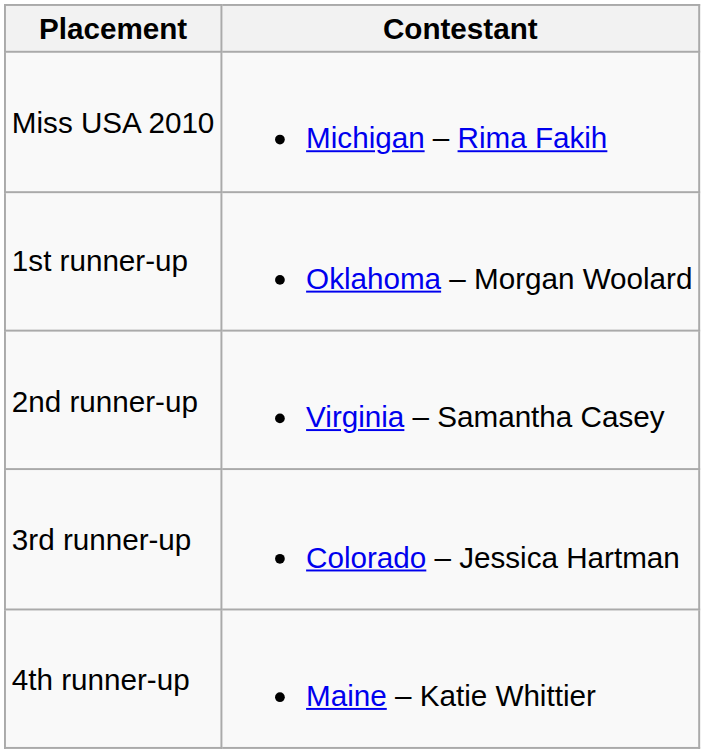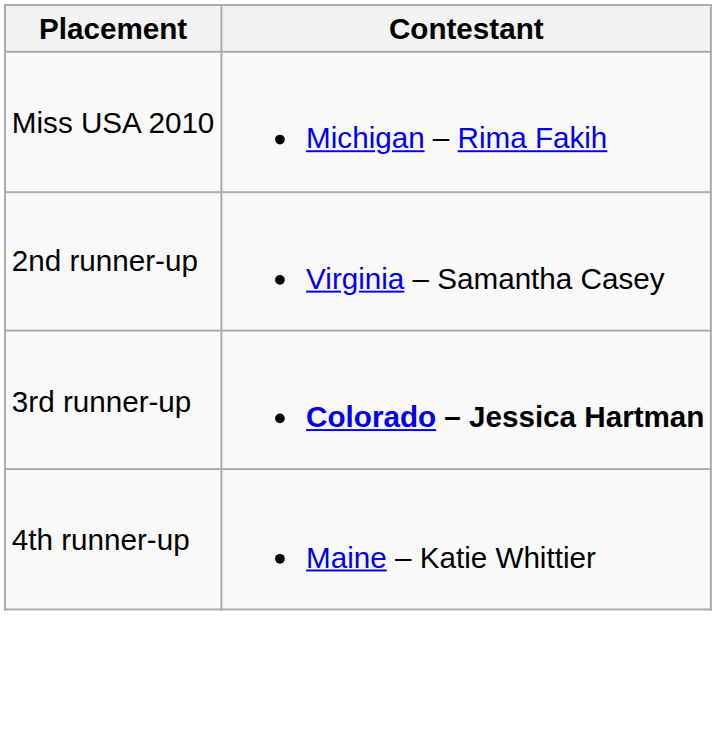- row: (100, 261)
(460, 556) normal -> (466, 417) bold
